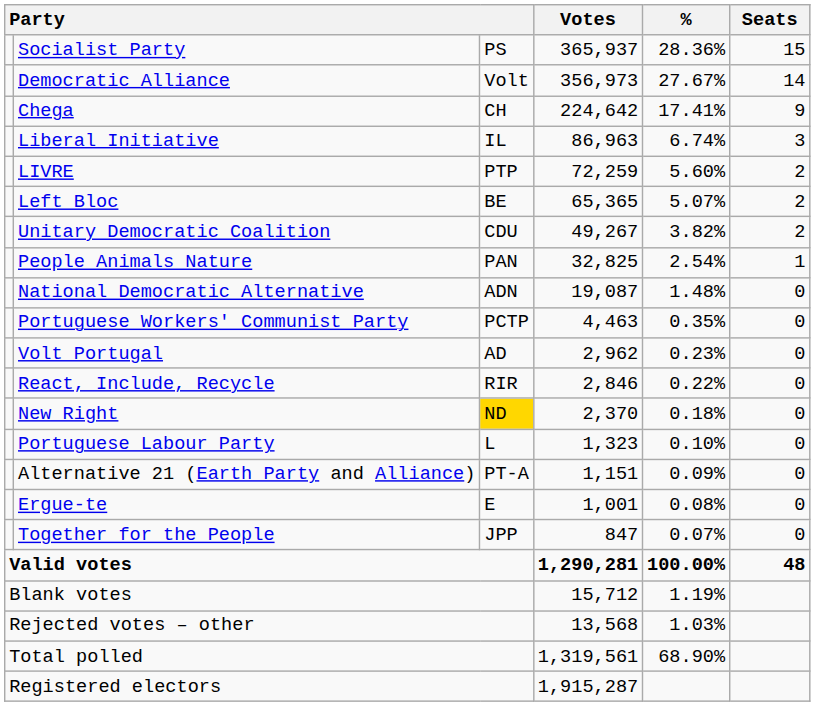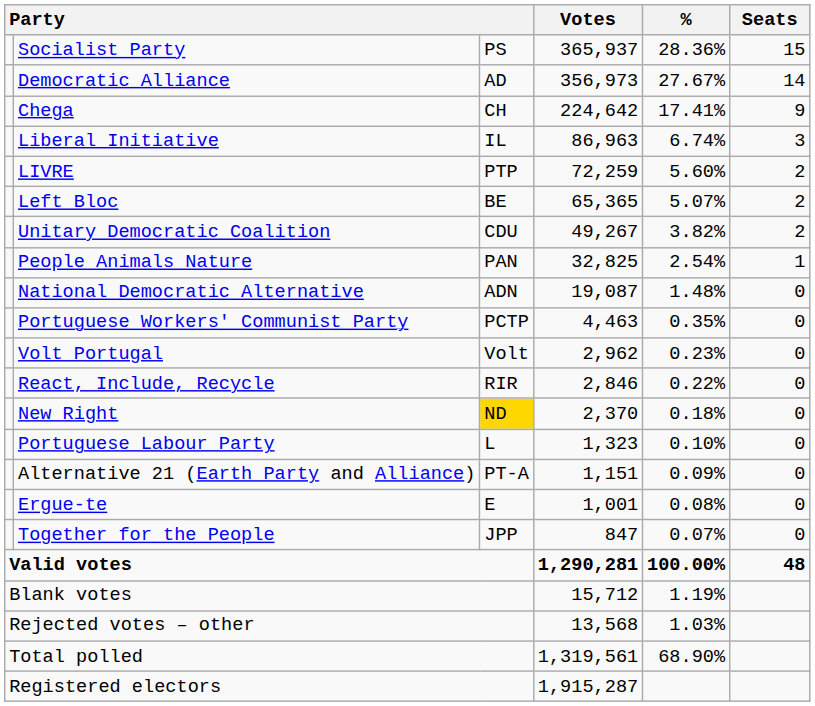(507, 80) Volt -> (495, 80) AD
(495, 353) AD -> (507, 353) Volt
